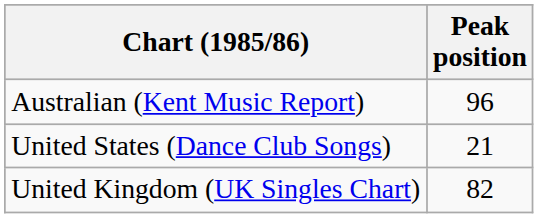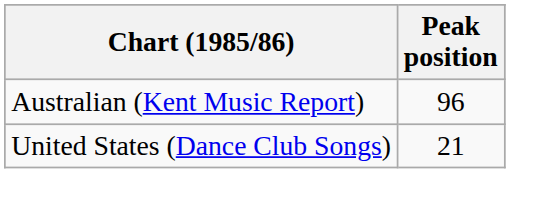- row: (216, 189)
